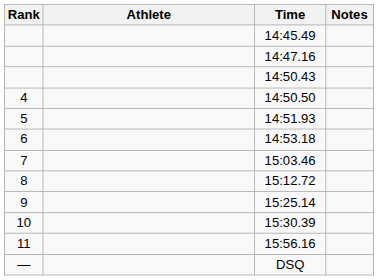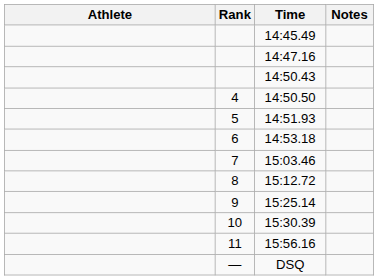columns swapped: (24, 14) <-> (149, 14)
